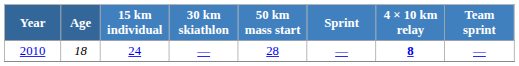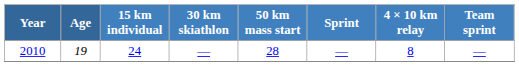(81, 51) 18 -> (81, 51) 19
(410, 51) bold -> (410, 51) normal
